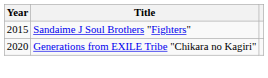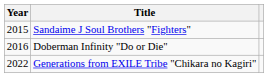+ row: (100, 47)
(18, 47) 2020 -> (18, 64) 2022
